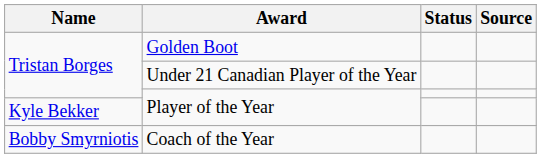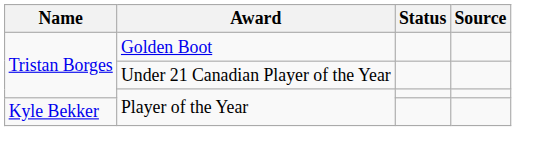- row: (74, 139)
